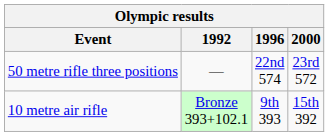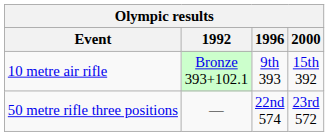rows swapped: (93, 71) <-> (58, 111)
